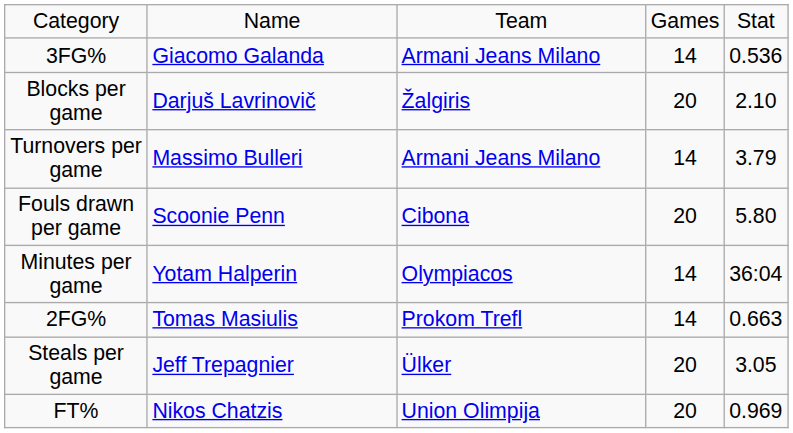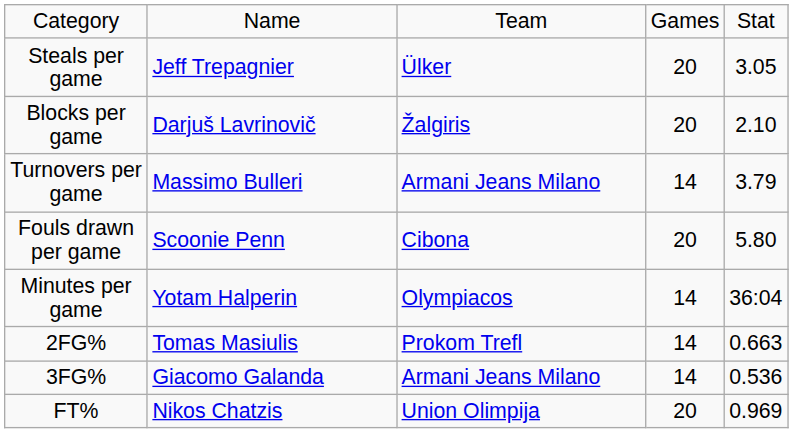rows swapped: (76, 365) <-> (76, 55)
